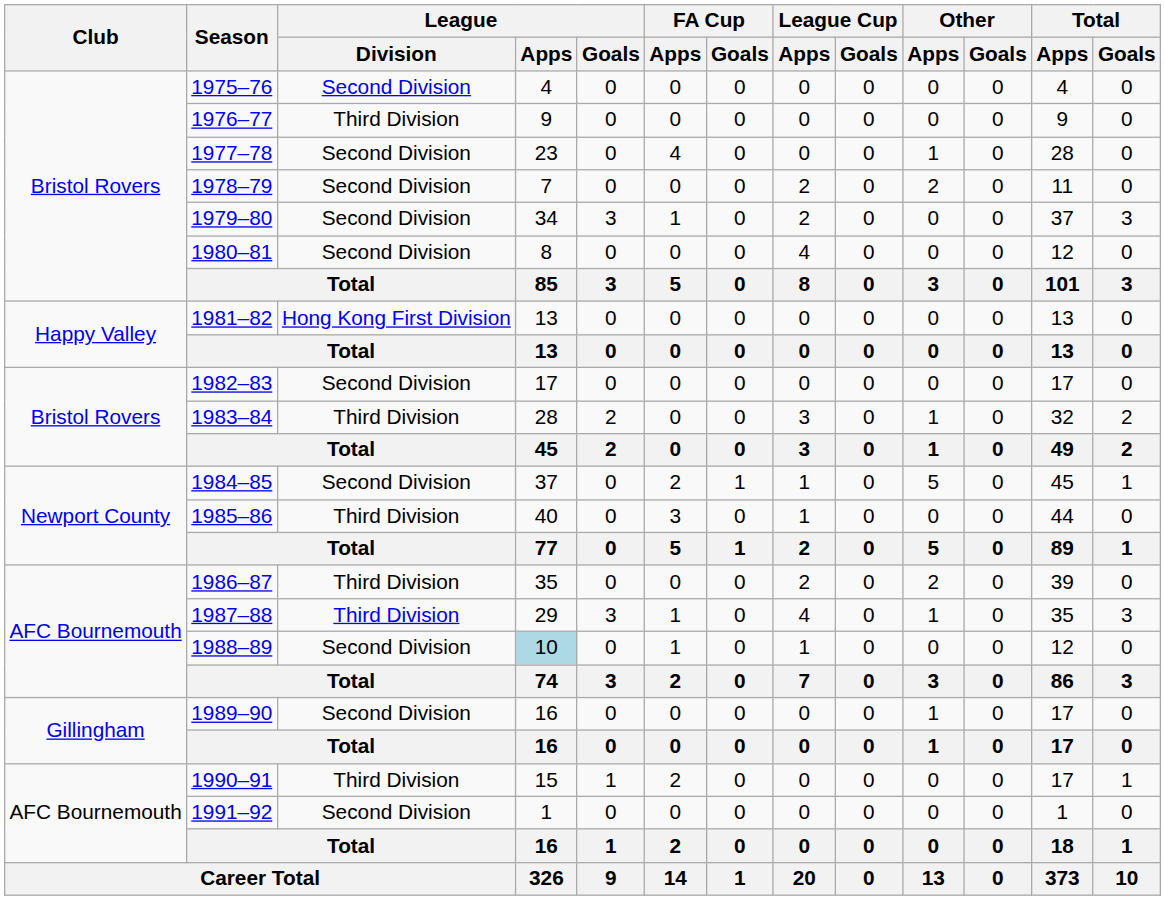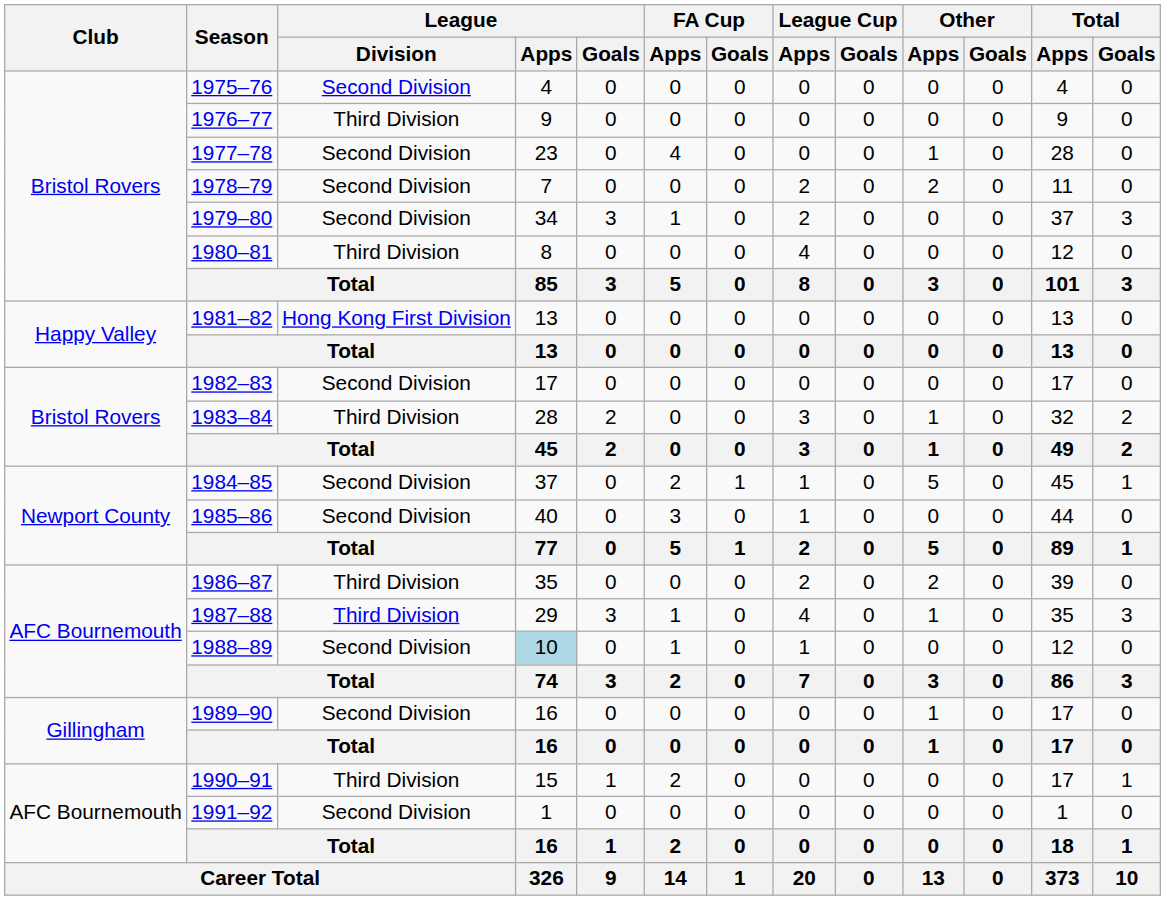(396, 251) Second Division -> (396, 251) Third Division
(396, 515) Third Division -> (396, 515) Second Division
